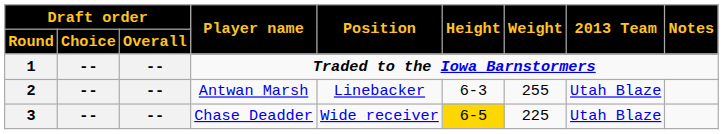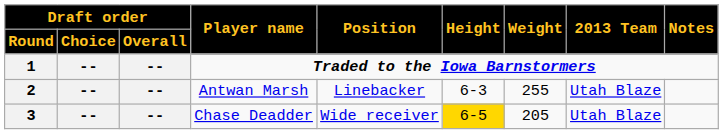(535, 116) 225 -> (535, 116) 205
